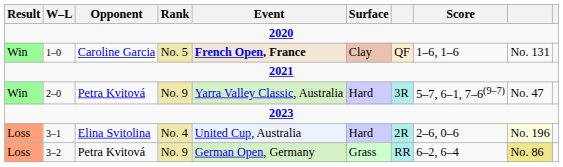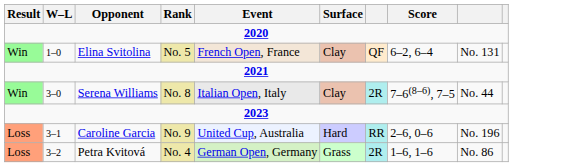(117, 52) Caroline Garcia -> (114, 52) Elina Svitolina
(250, 52) bold -> (249, 52) normal
(437, 52) 1–6, 1–6 -> (411, 52) 6–2, 6–4
- row: (53, 93)
+ row: (53, 93)
(114, 133) Elina Svitolina -> (117, 133) Caroline Garcia
(174, 133) No. 4 -> (177, 133) No. 9
(401, 133) 2R -> (376, 133) RR
(530, 133) lightyellow background -> (480, 133) no background
(174, 152) No. 9 -> (177, 152) No. 4
(402, 152) RR -> (375, 152) 2R
(437, 152) 6–2, 6–4 -> (411, 152) 1–6, 1–6
(527, 152) khaki background -> (477, 152) no background
